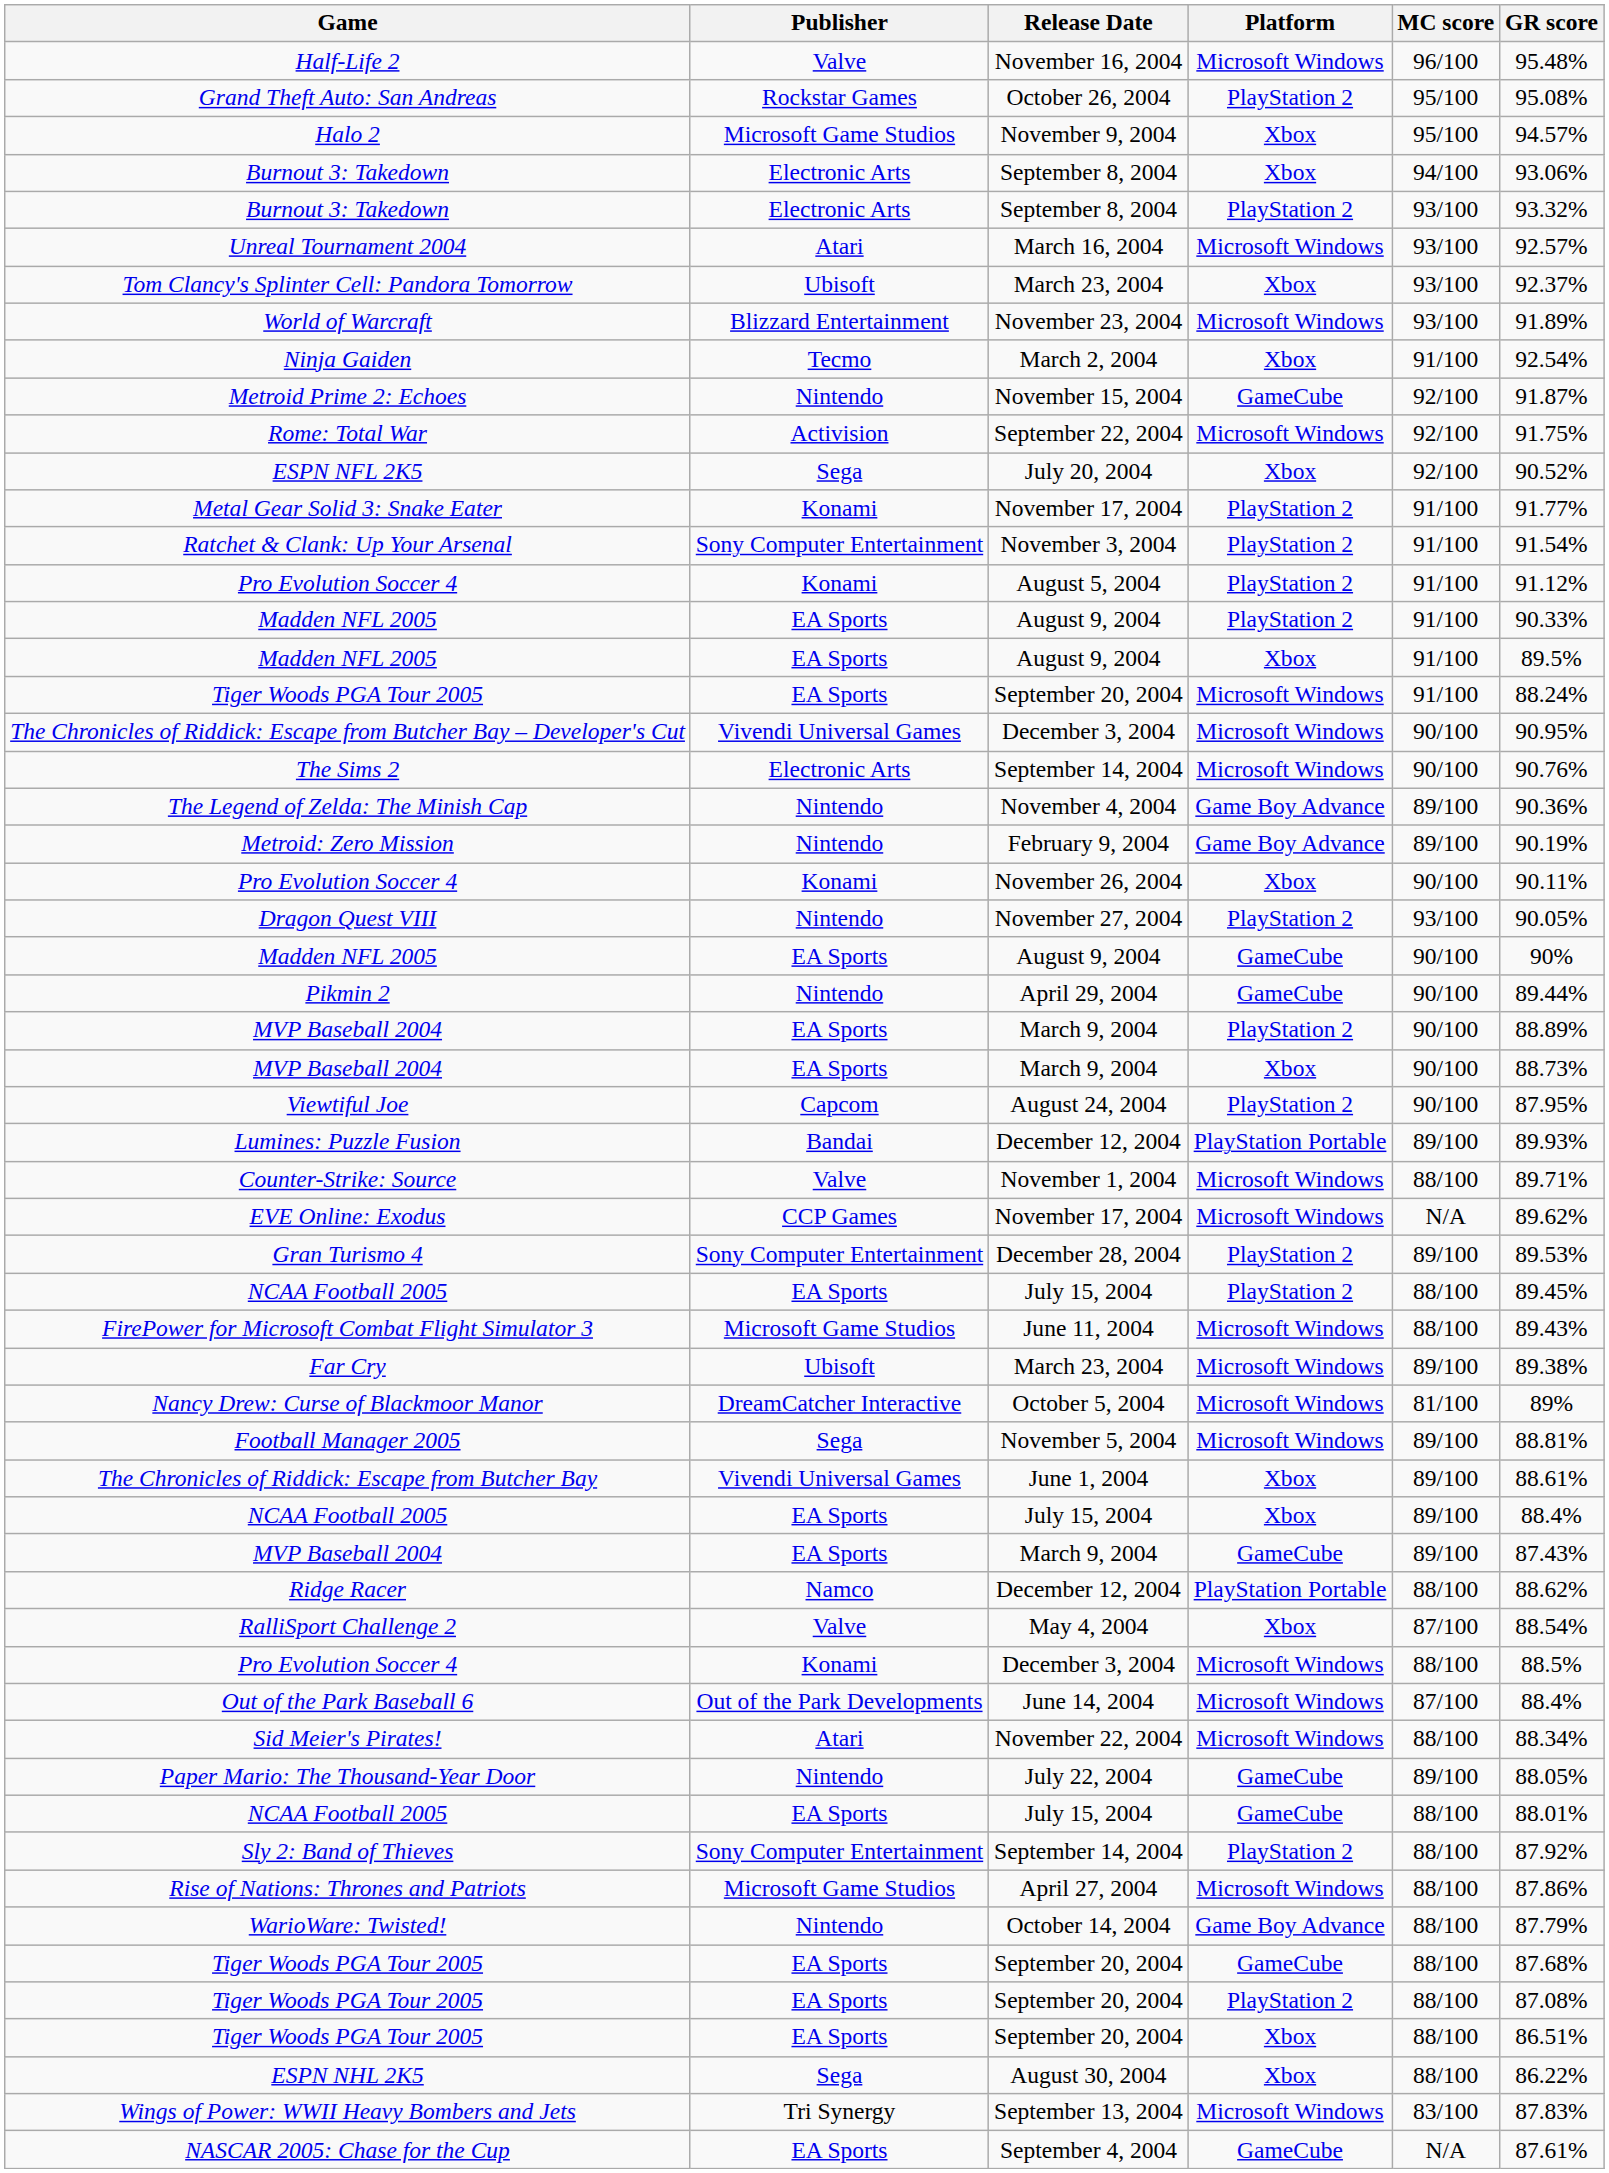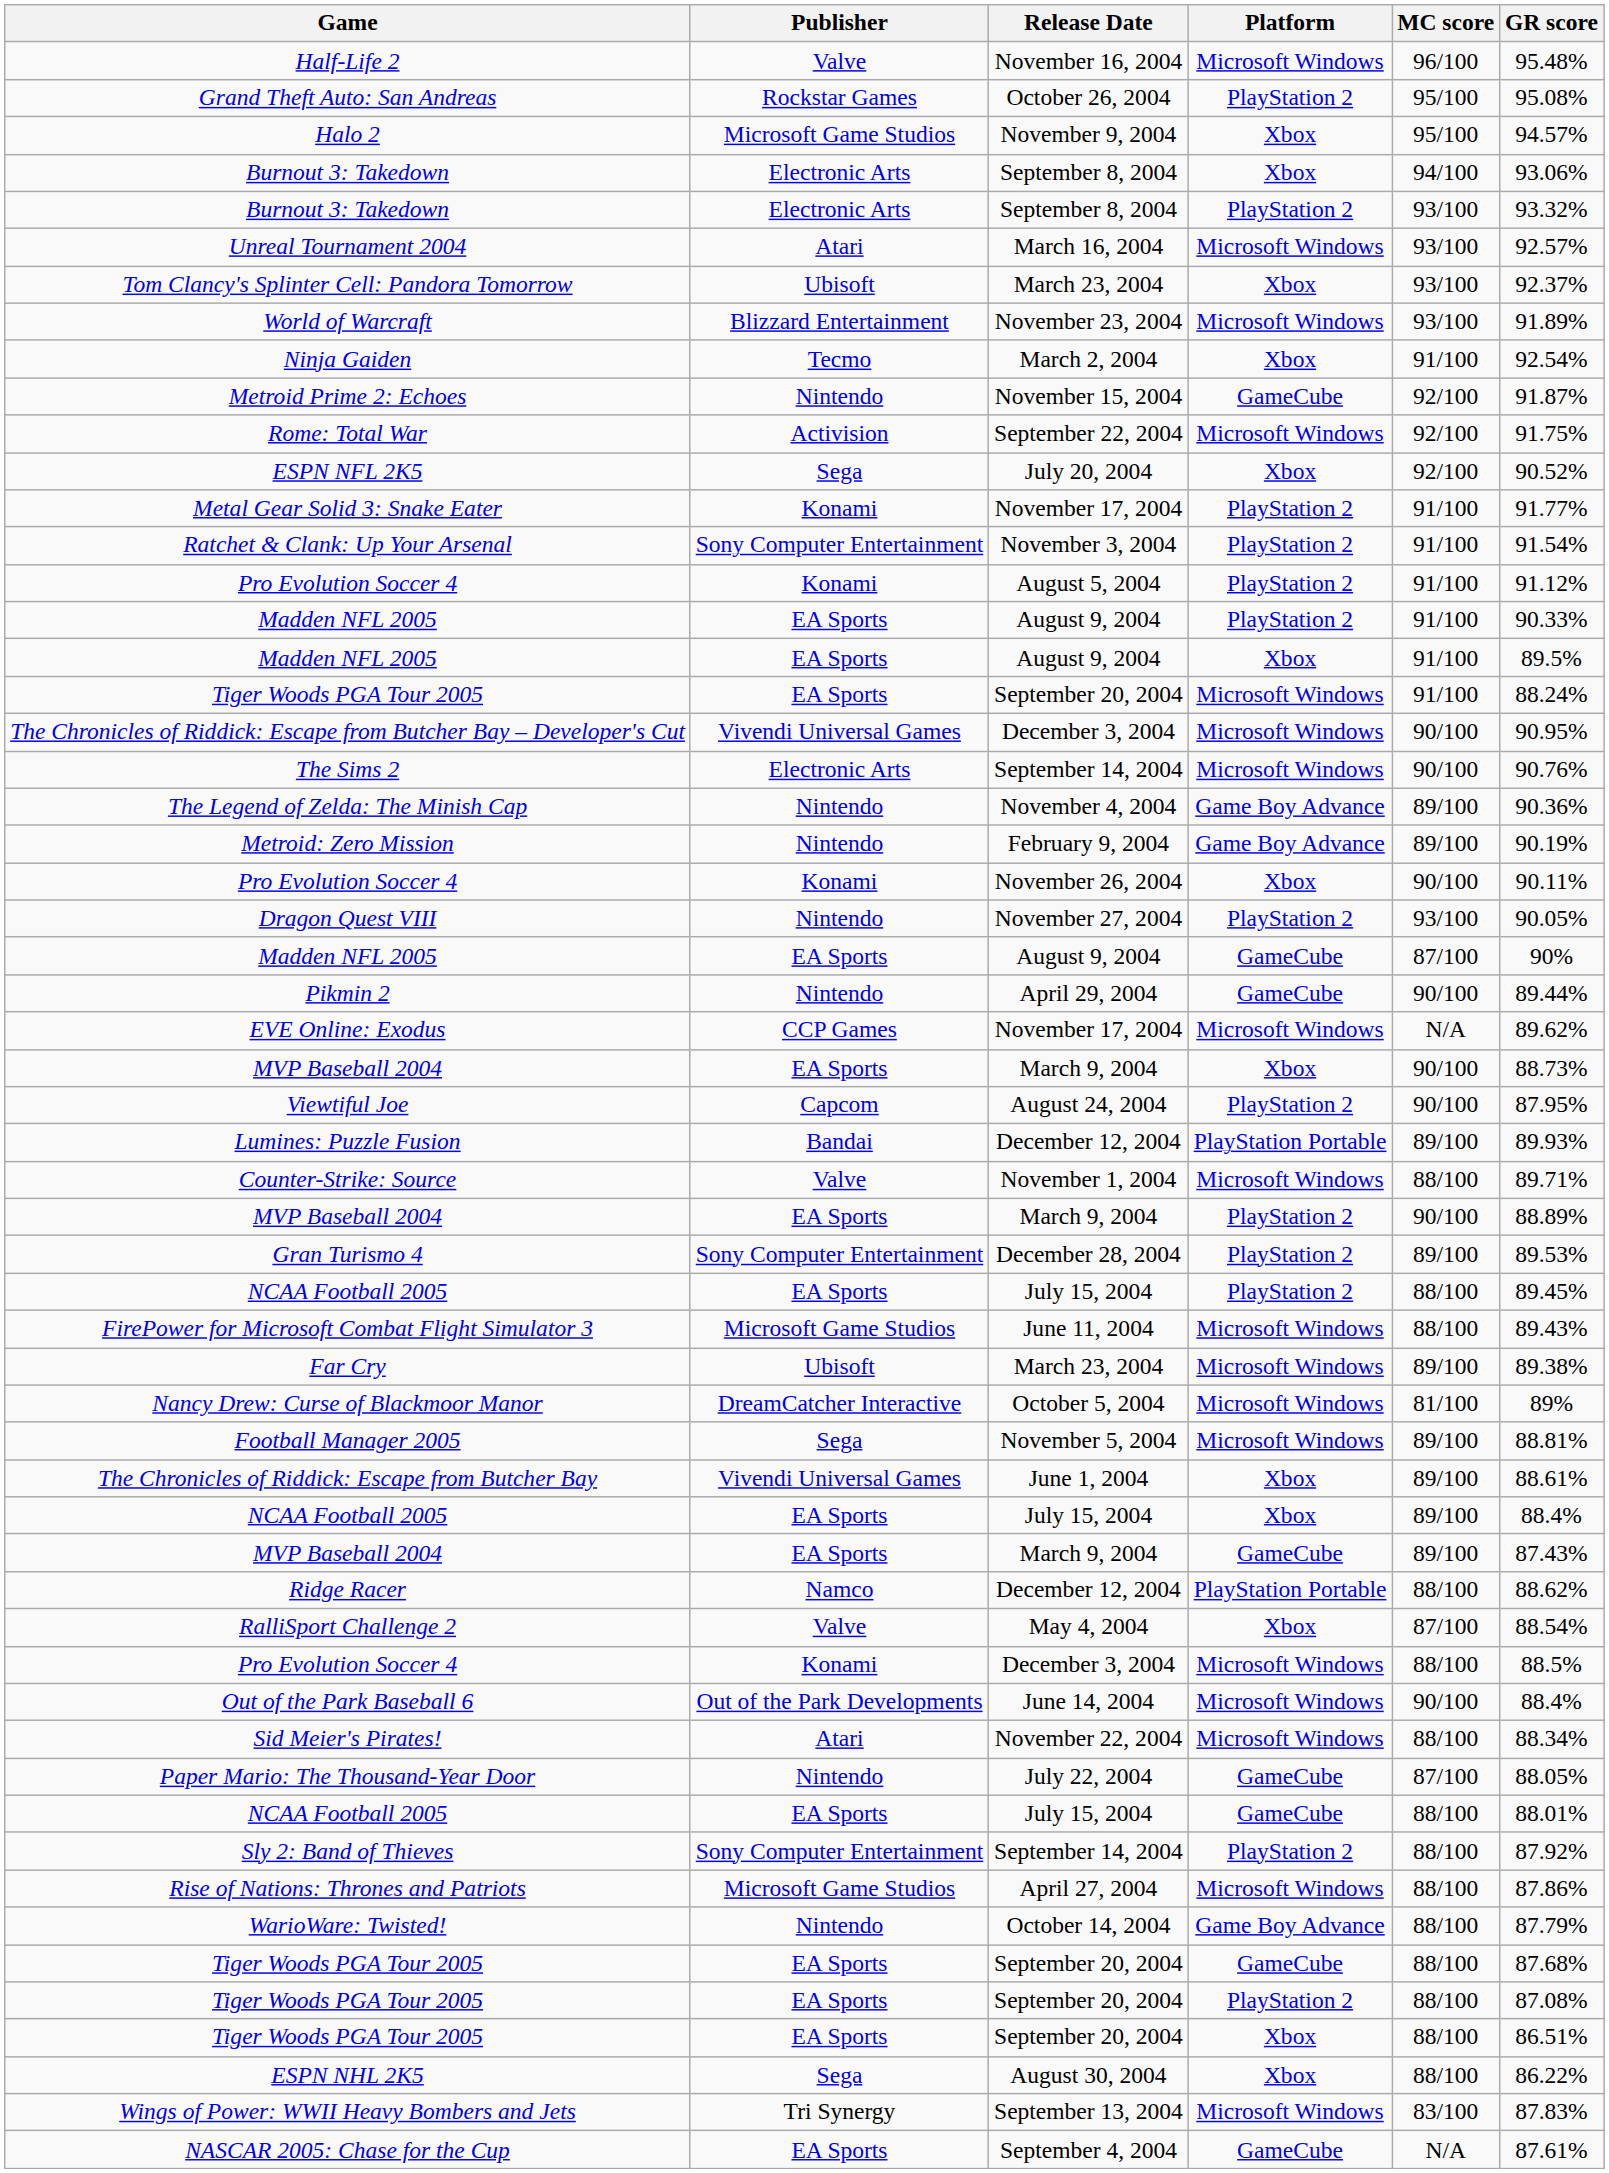(1446, 955) 90/100 -> (1446, 955) 87/100
rows swapped: (348, 1030) <-> (348, 1216)
(1446, 1701) 87/100 -> (1446, 1701) 90/100
(1446, 1776) 89/100 -> (1446, 1776) 87/100
